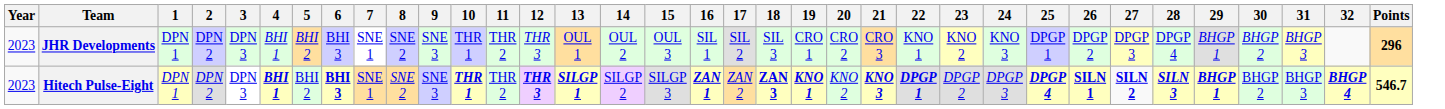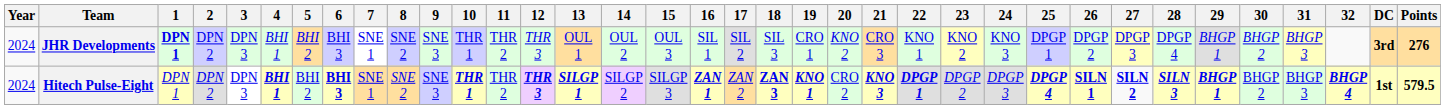+ column: (1384, 15)
(21, 46) 2023 -> (21, 46) 2024
(175, 46) normal -> (176, 46) bold
(844, 46) CRO 2 -> (845, 46) KNO 2
(1391, 46) 296 -> (1419, 46) 276
(21, 84) 2023 -> (21, 84) 2024
(844, 84) KNO 2 -> (845, 84) CRO 2
(1391, 84) 546.7 -> (1419, 84) 579.5
